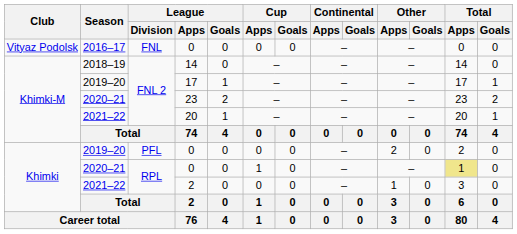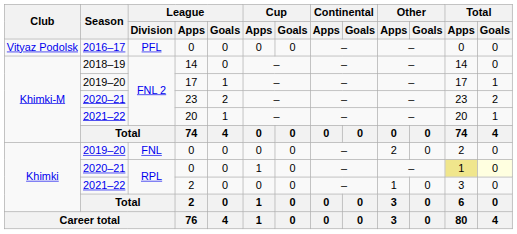(152, 47) FNL -> (152, 47) PFL
(152, 151) PFL -> (152, 151) FNL
(495, 168) no background -> (495, 168) lightyellow background
